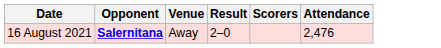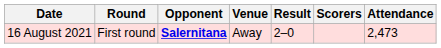+ column: (126, 14)
(319, 33) 2,476 -> (383, 33) 2,473
